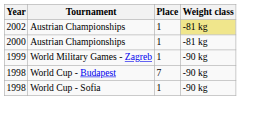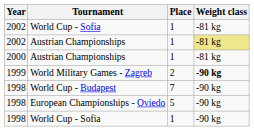+ row: (16, 27)
(159, 57) 1 -> (172, 73) 2
(195, 57) normal -> (209, 73) bold
+ row: (16, 103)
